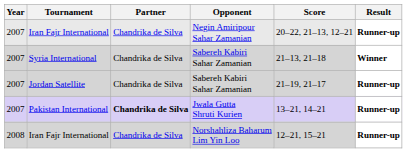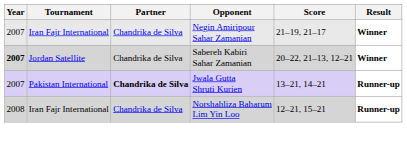(315, 32) 20–22, 21–13, 12–21 -> (301, 32) 21–19, 21–17
(379, 32) Runner-up -> (372, 32) Winner
- row: (63, 58)
(16, 84) normal -> (16, 58) bold
(301, 84) 21–19, 21–17 -> (315, 58) 20–22, 21–13, 12–21
(379, 84) Runner-up -> (372, 58) Winner
